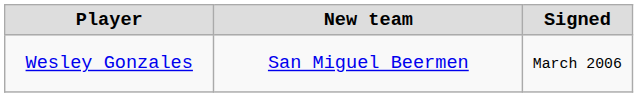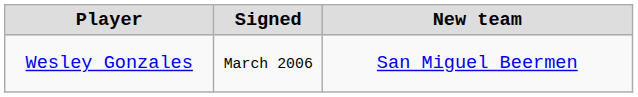columns swapped: (577, 20) <-> (368, 20)
